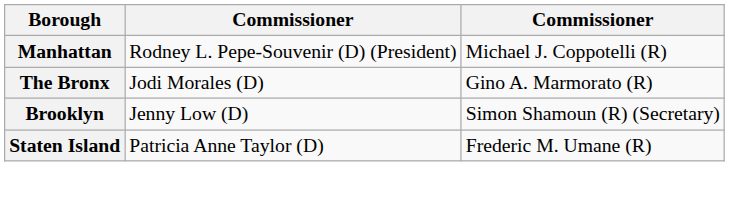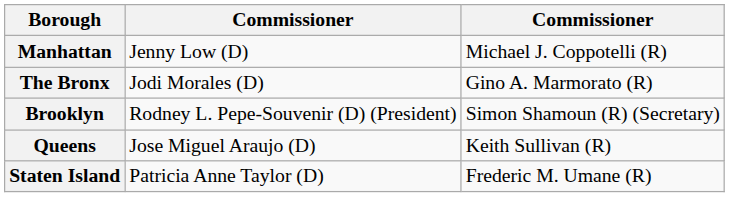(293, 51) Rodney L. Pepe-Souvenir (D) (President) -> (189, 51) Jenny Low (D)
(189, 113) Jenny Low (D) -> (293, 113) Rodney L. Pepe-Souvenir (D) (President)
+ row: (65, 144)
